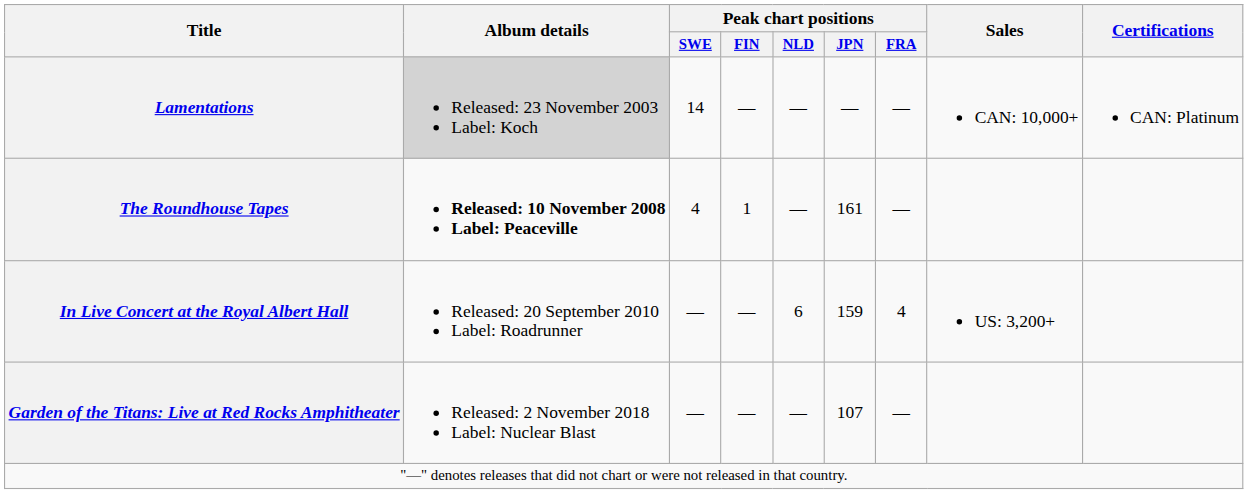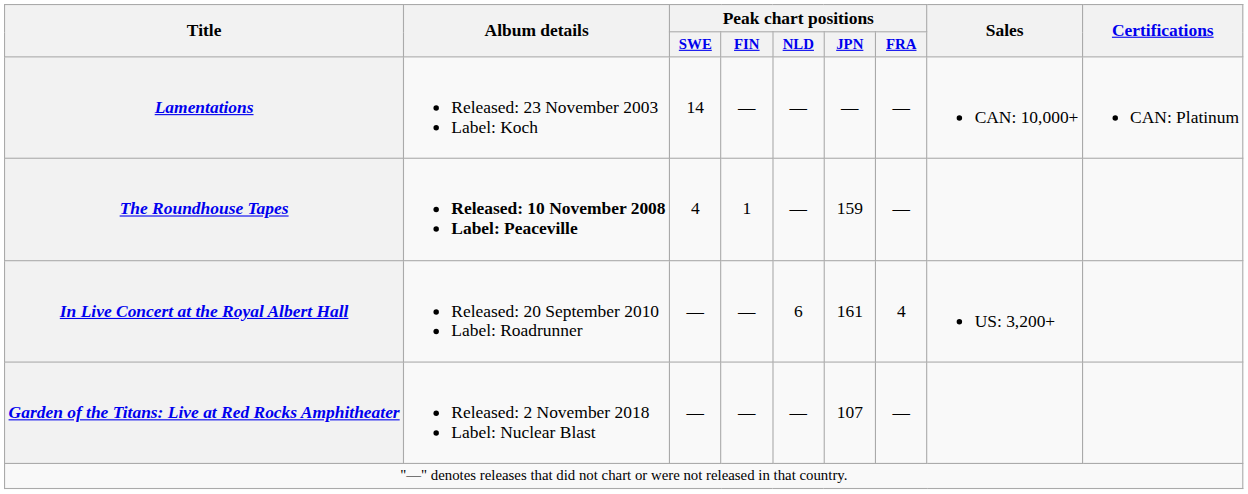(537, 117) lightgrey background -> (537, 117) no background
(850, 209) 161 -> (850, 209) 159
(850, 311) 159 -> (850, 311) 161
